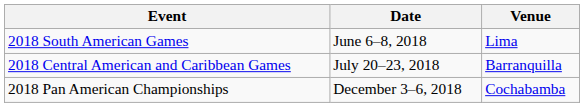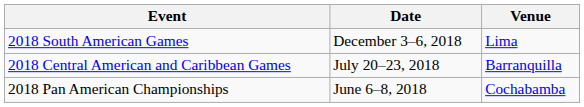(380, 41) June 6–8, 2018 -> (397, 41) December 3–6, 2018
(397, 89) December 3–6, 2018 -> (380, 89) June 6–8, 2018
